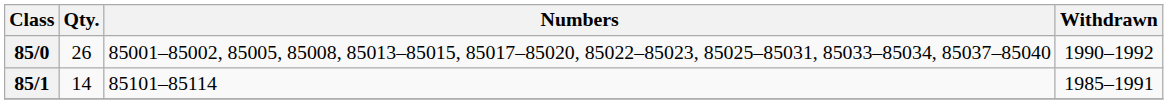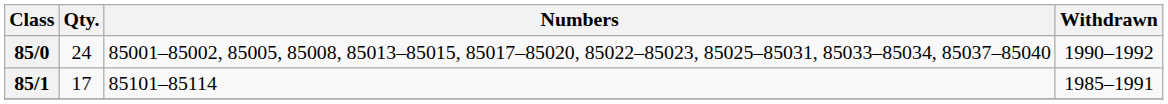(81, 51) 26 -> (81, 51) 24
(81, 83) 14 -> (81, 83) 17
